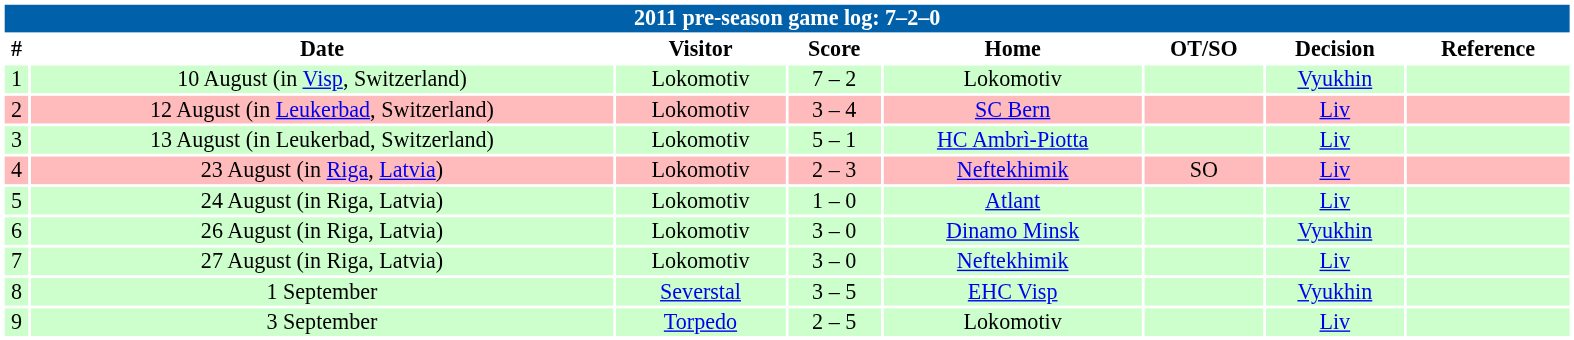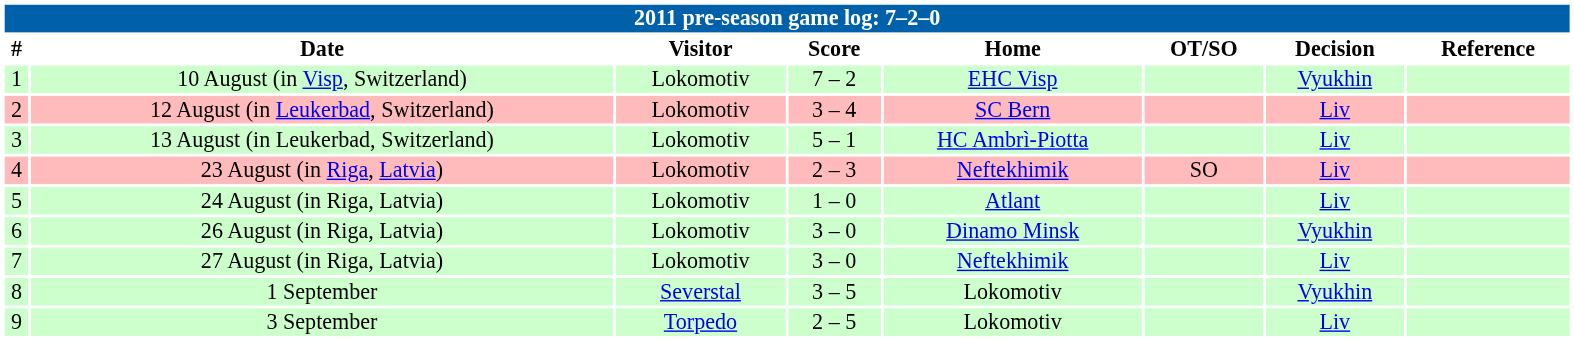(1013, 79) Lokomotiv -> (1013, 79) EHC Visp
(1013, 291) EHC Visp -> (1013, 291) Lokomotiv
